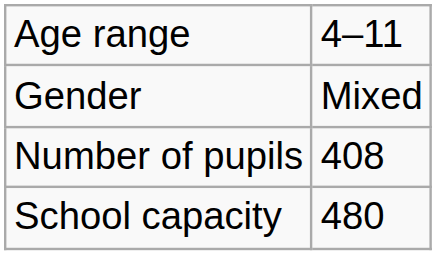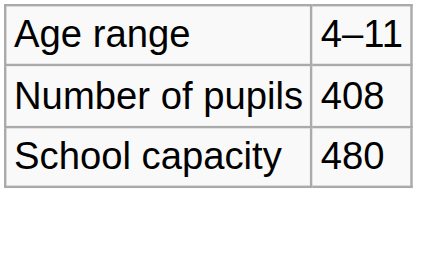- row: (78, 95)
